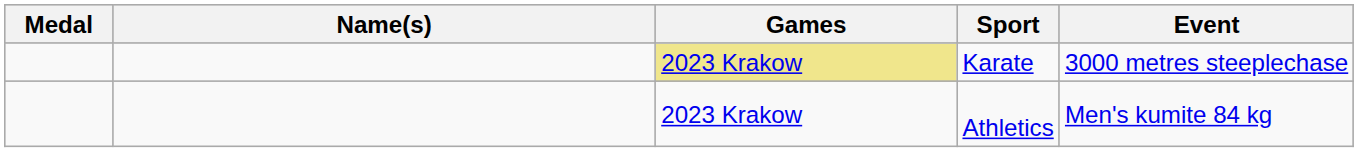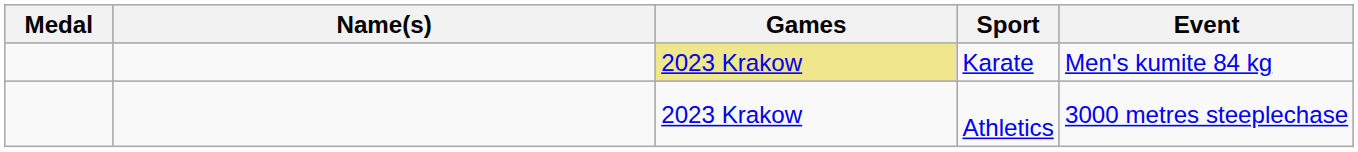(1207, 62) 3000 metres steeplechase -> (1169, 62) Men's kumite 84 kg
(1169, 114) Men's kumite 84 kg -> (1207, 114) 3000 metres steeplechase
